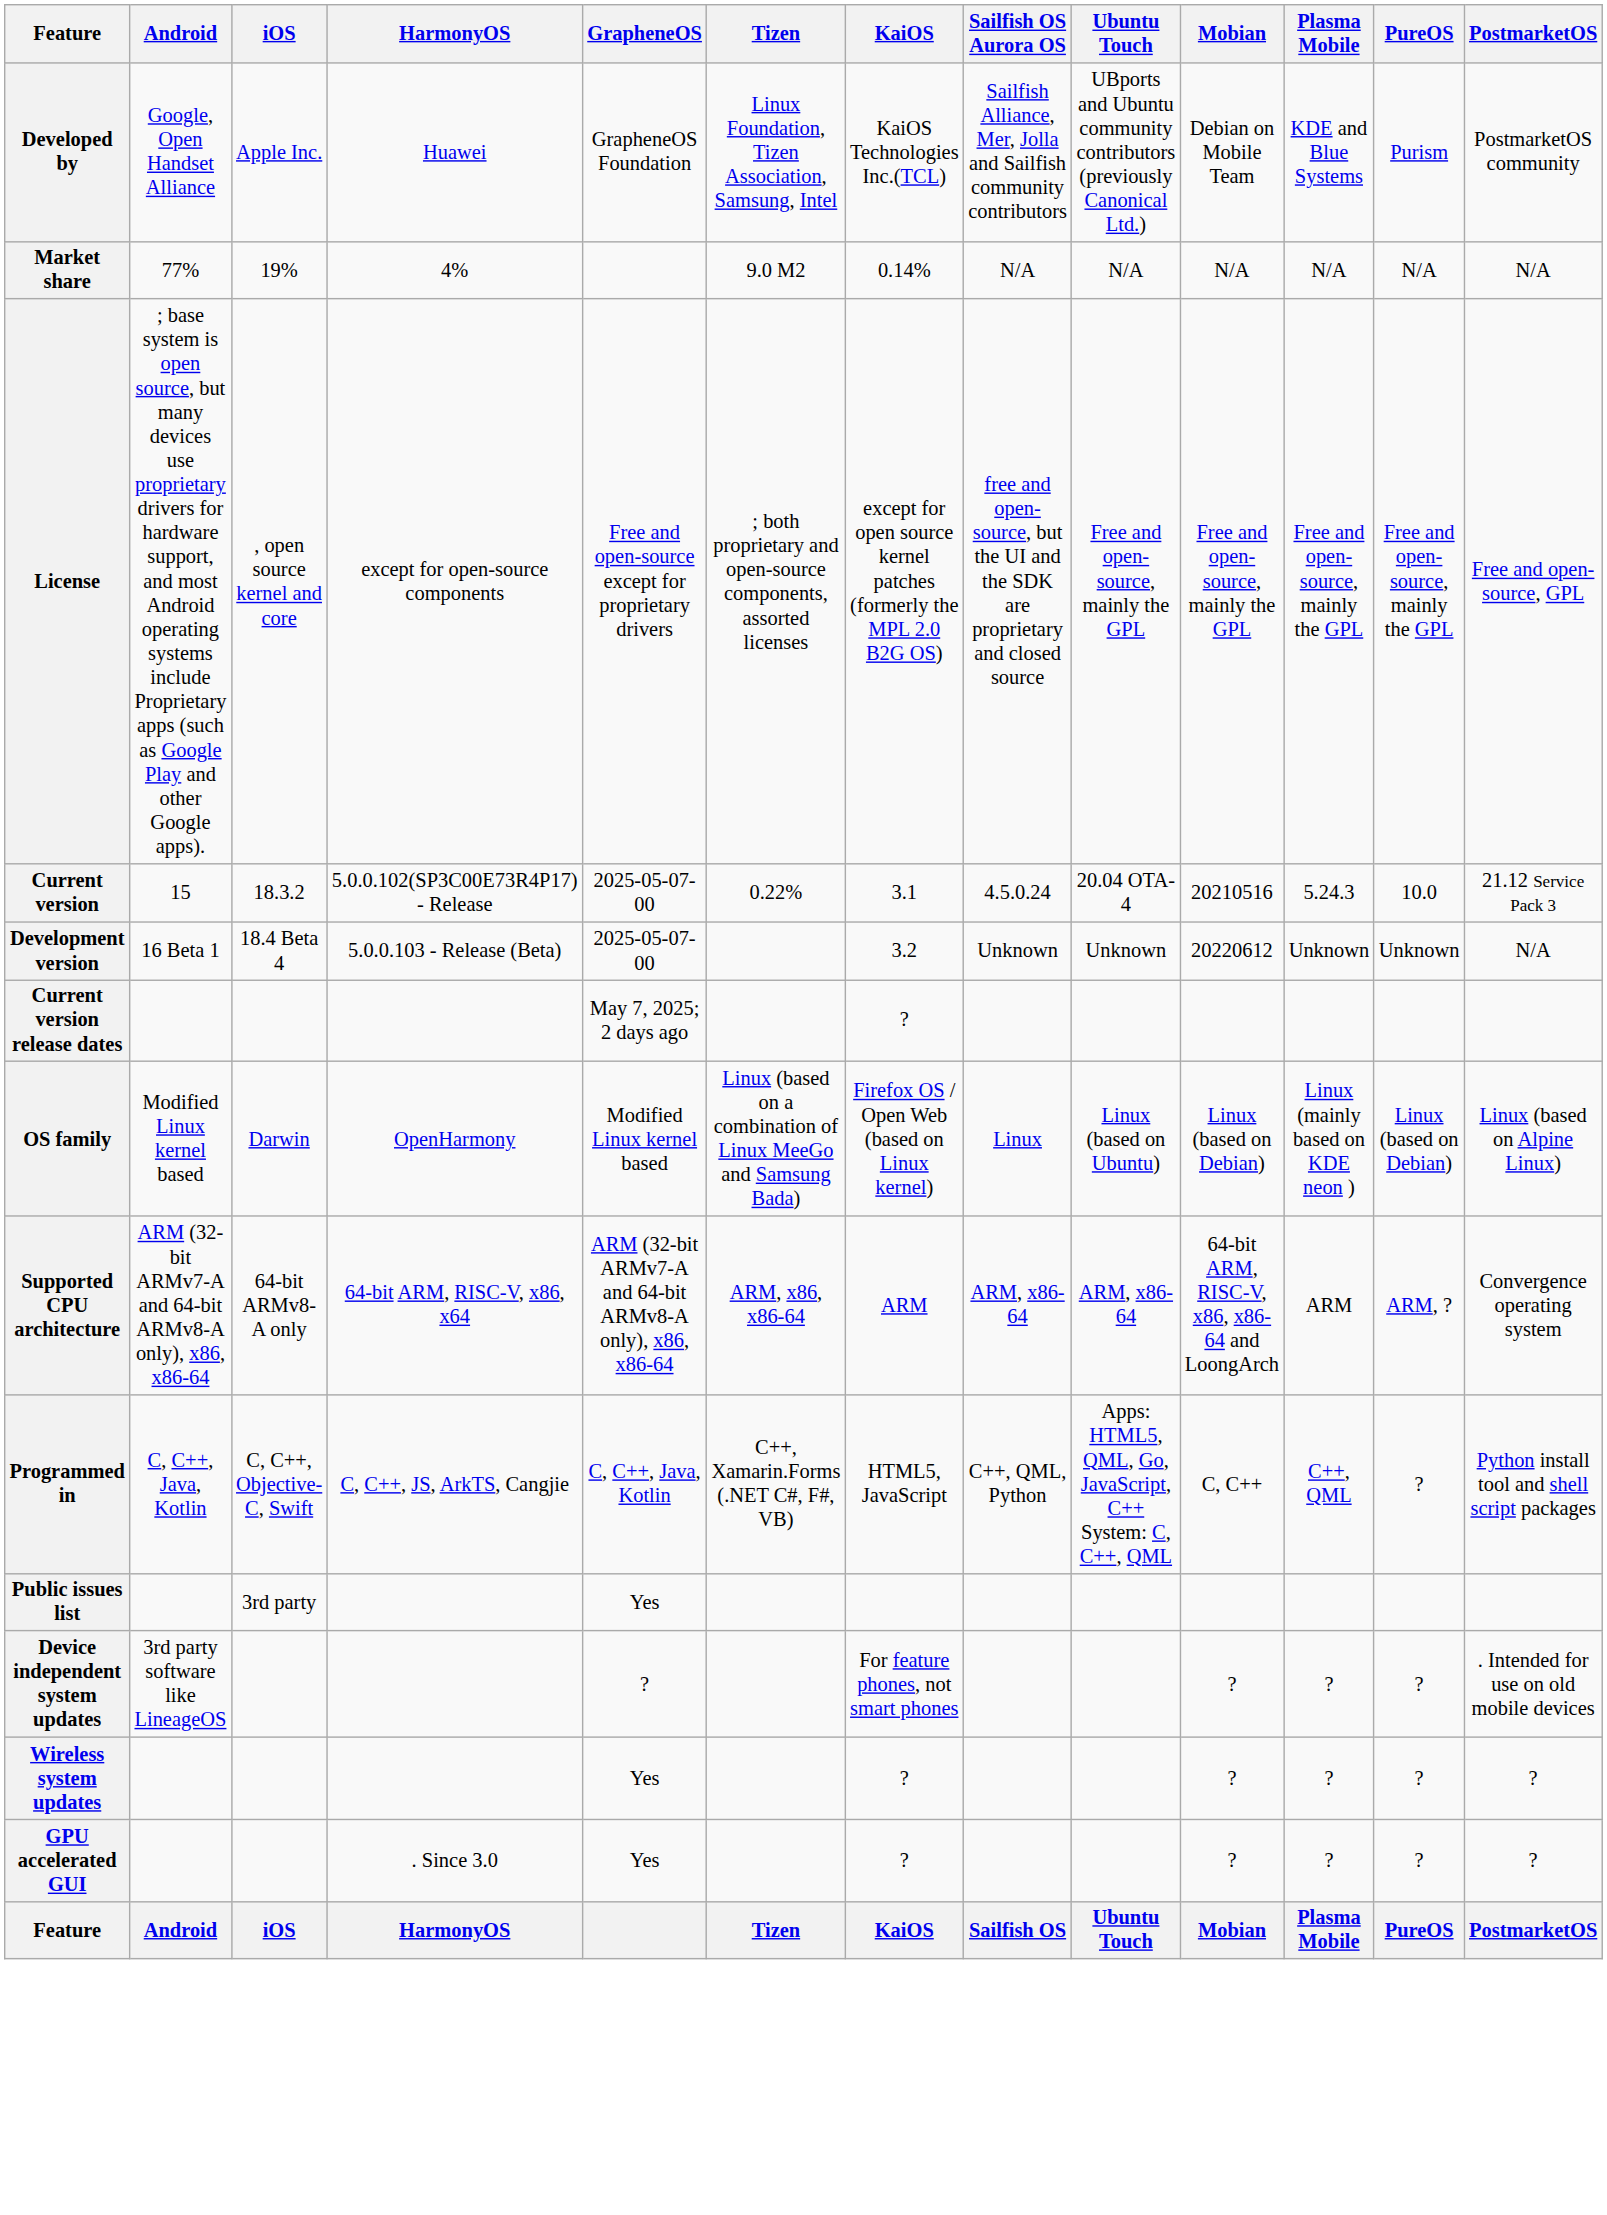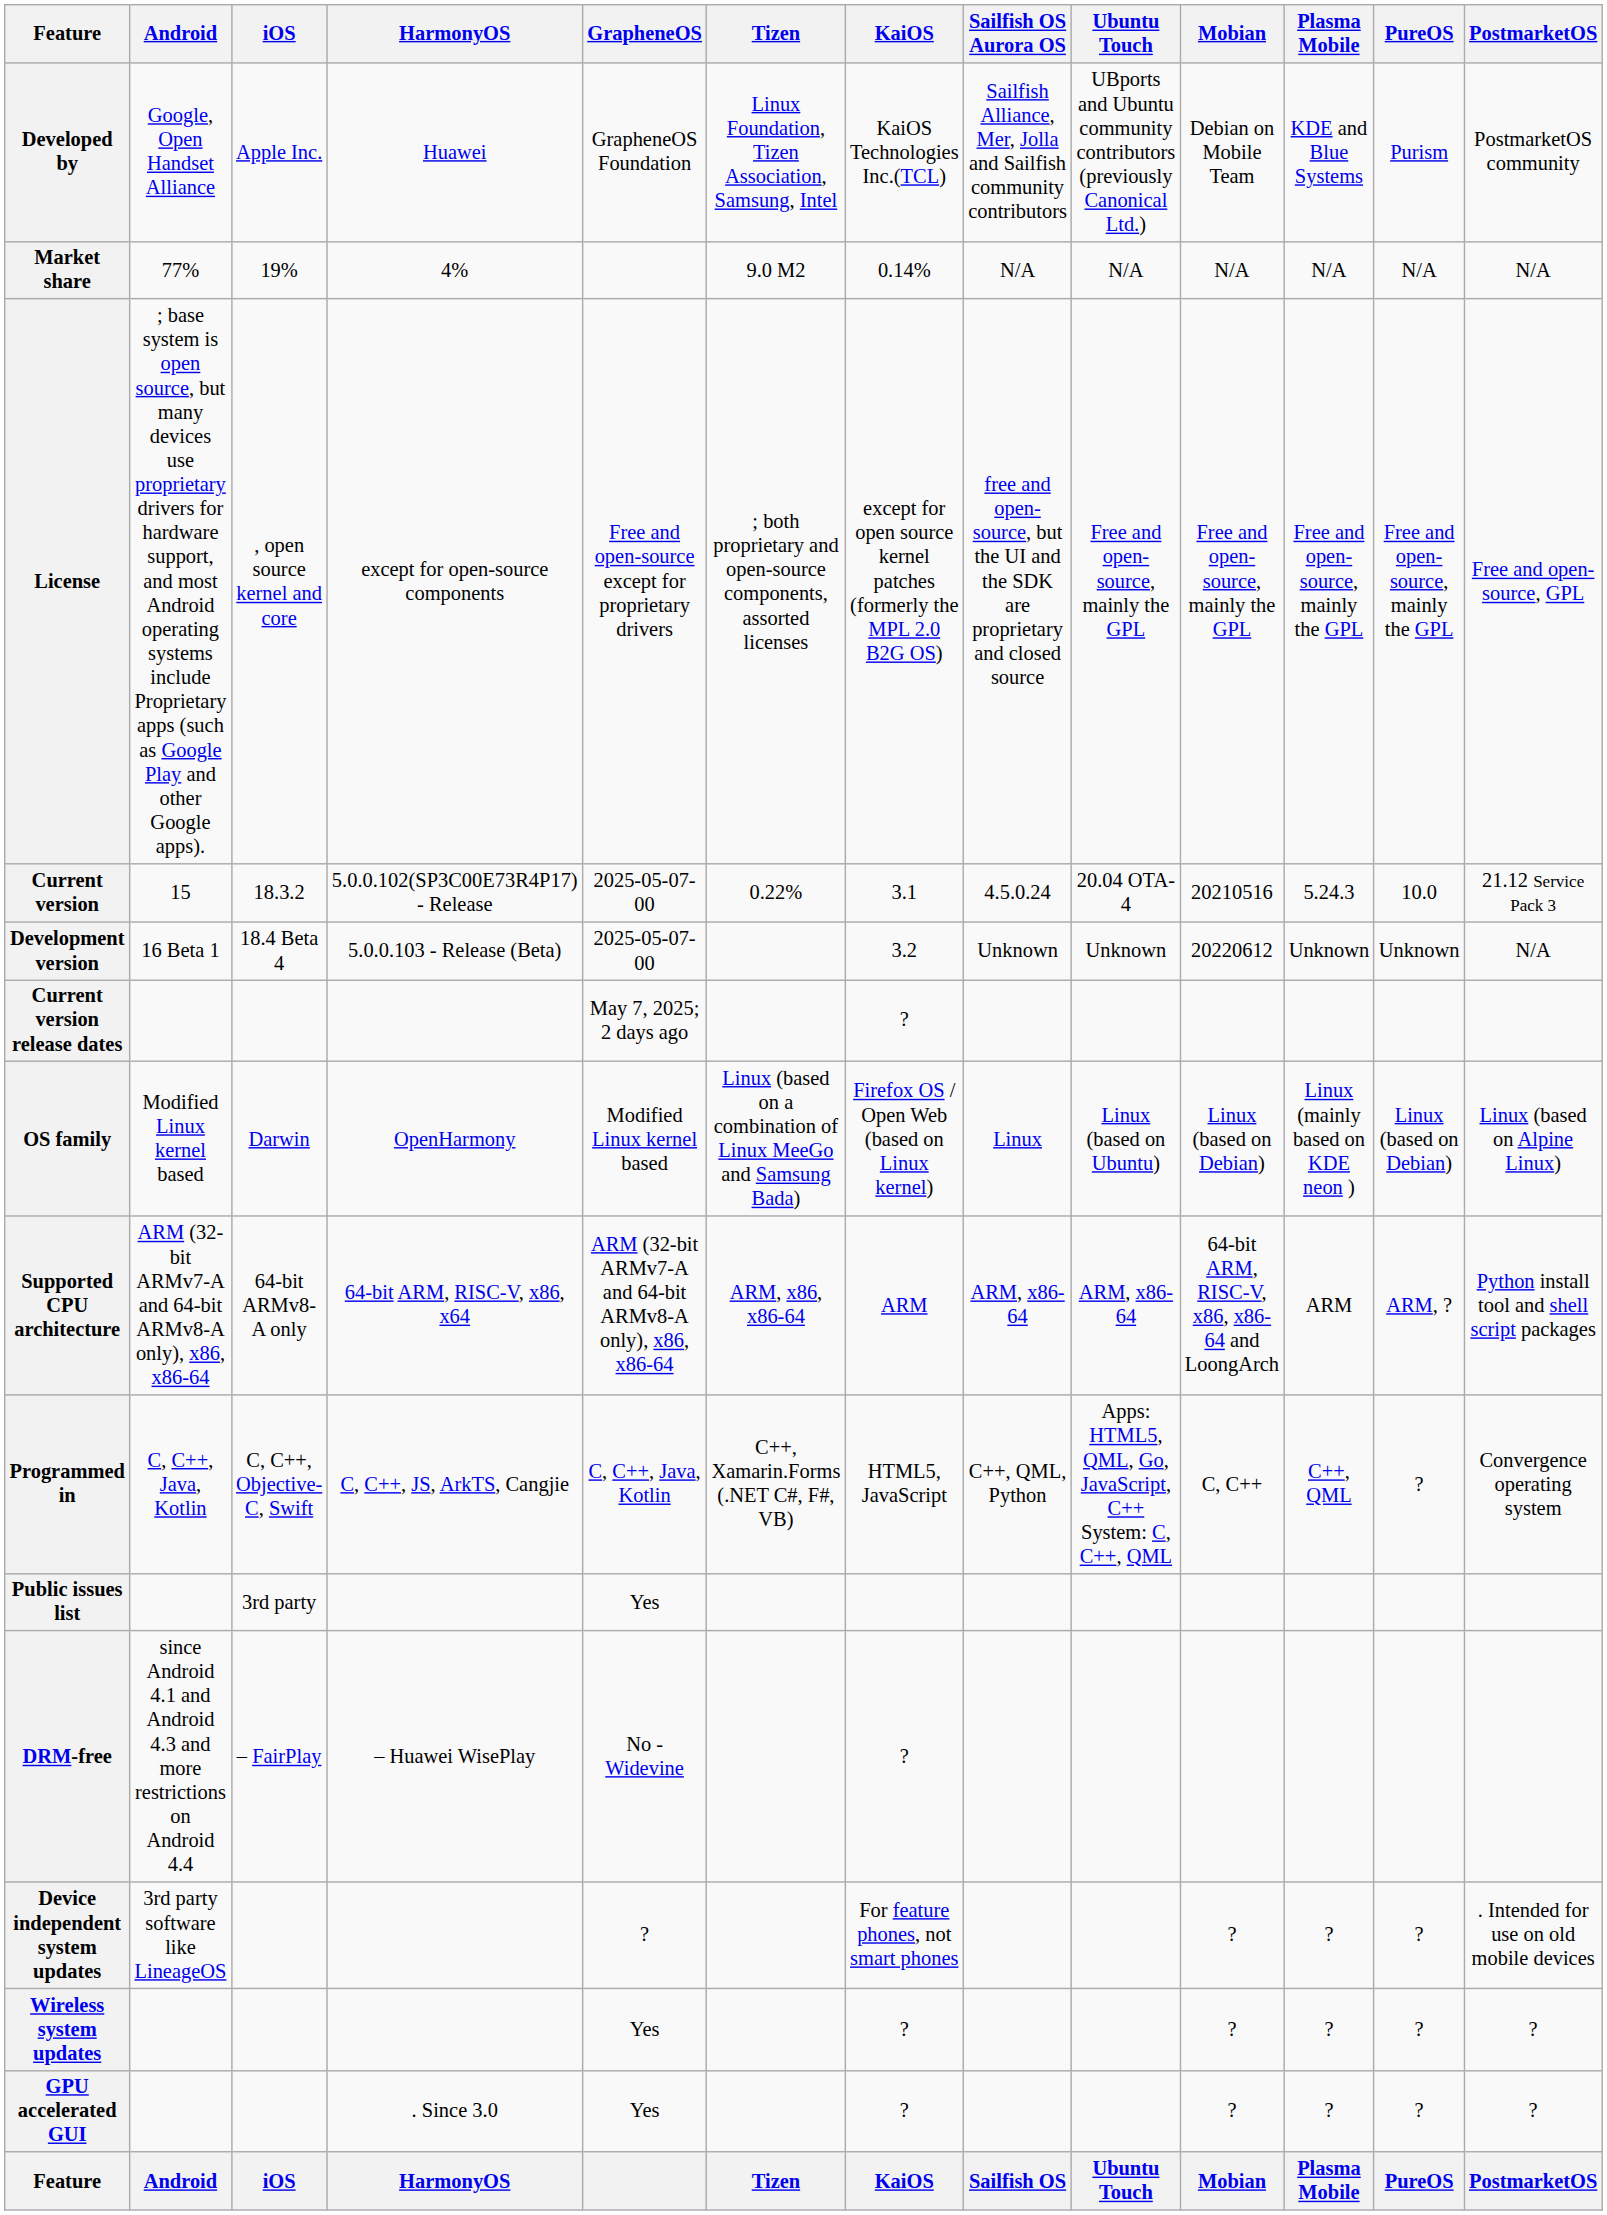(1533, 1305) Convergence operating system -> (1533, 1305) Python install tool and shell script packages
(1533, 1483) Python install tool and shell script packages -> (1533, 1483) Convergence operating system
+ row: (67, 1756)
